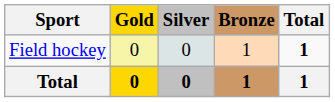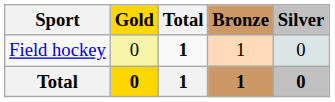columns swapped: (186, 19) <-> (304, 19)
